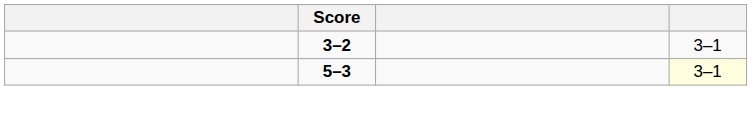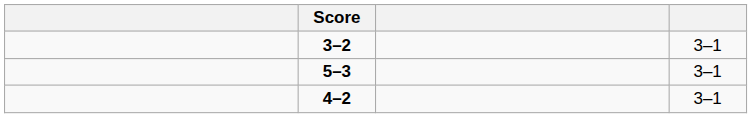(708, 71) lightyellow background -> (708, 71) no background
+ row: (337, 98)
